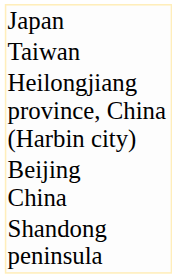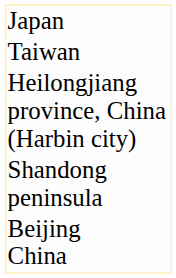rows swapped: (44, 183) <-> (57, 242)
